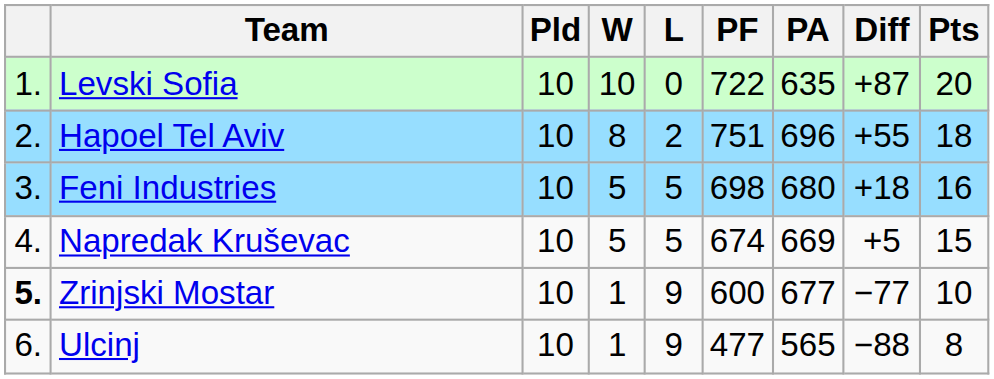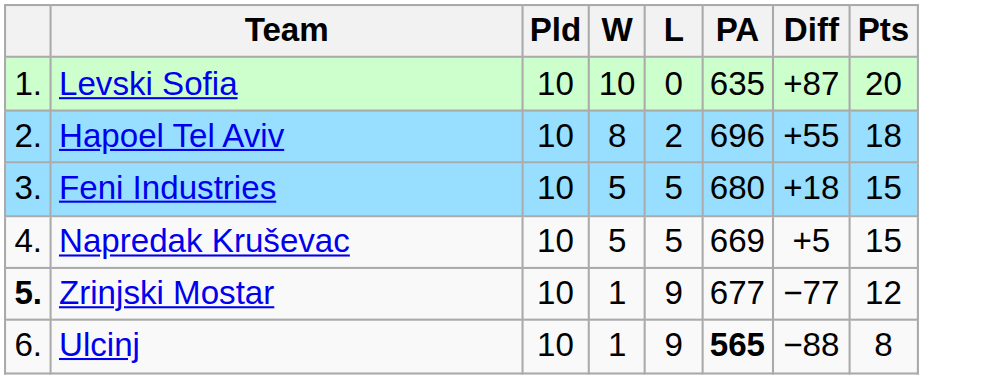- column: (737, 30)
(954, 188) 16 -> (883, 188) 15
(954, 293) 10 -> (883, 293) 12
(808, 345) normal -> (737, 345) bold
